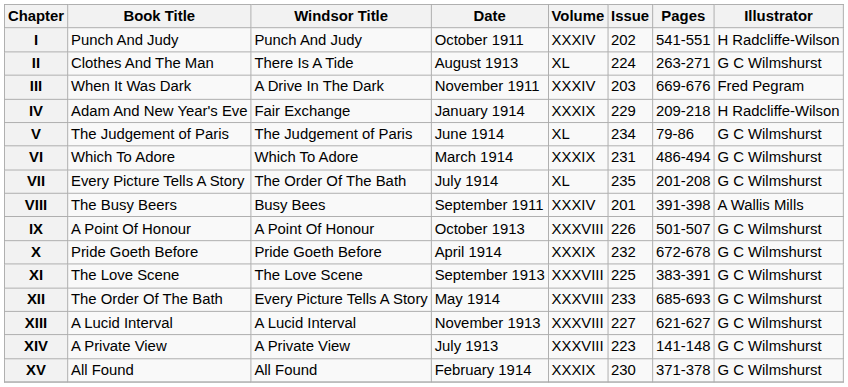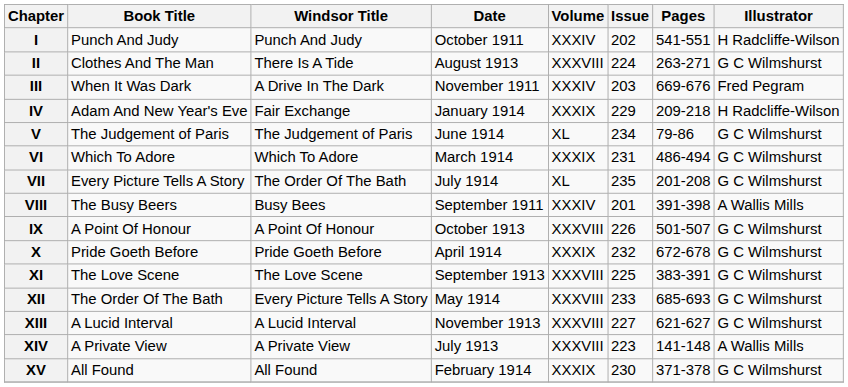(561, 63) XL -> (578, 63) XXXVIII
(770, 346) G C Wilmshurst -> (761, 346) A Wallis Mills
